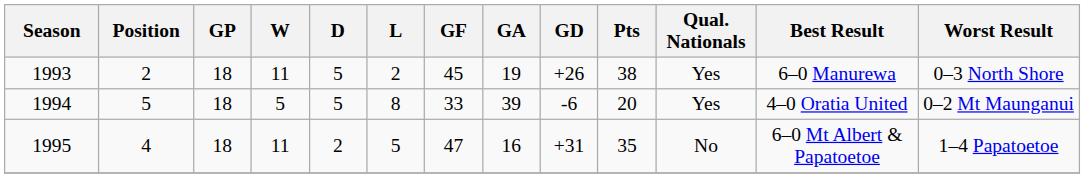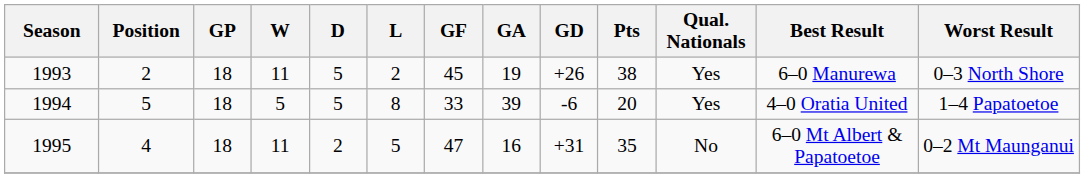(999, 103) 0–2 Mt Maunganui -> (999, 103) 1–4 Papatoetoe
(999, 145) 1–4 Papatoetoe -> (999, 145) 0–2 Mt Maunganui
